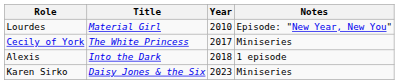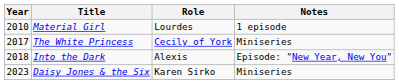columns swapped: (221, 12) <-> (45, 12)
(314, 27) Episode: "New Year, New You" -> (261, 27) 1 episode
(261, 57) 1 episode -> (314, 57) Episode: "New Year, New You"
